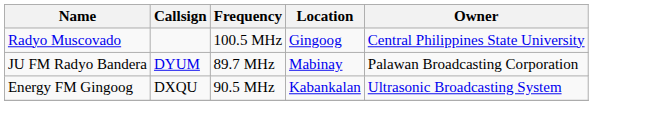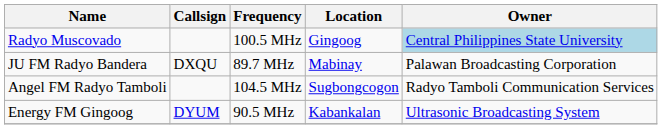(476, 40) no background -> (514, 40) lightblue background
(177, 64) DYUM -> (195, 64) DXQU
+ row: (87, 87)
(176, 87) DXQU -> (197, 111) DYUM
